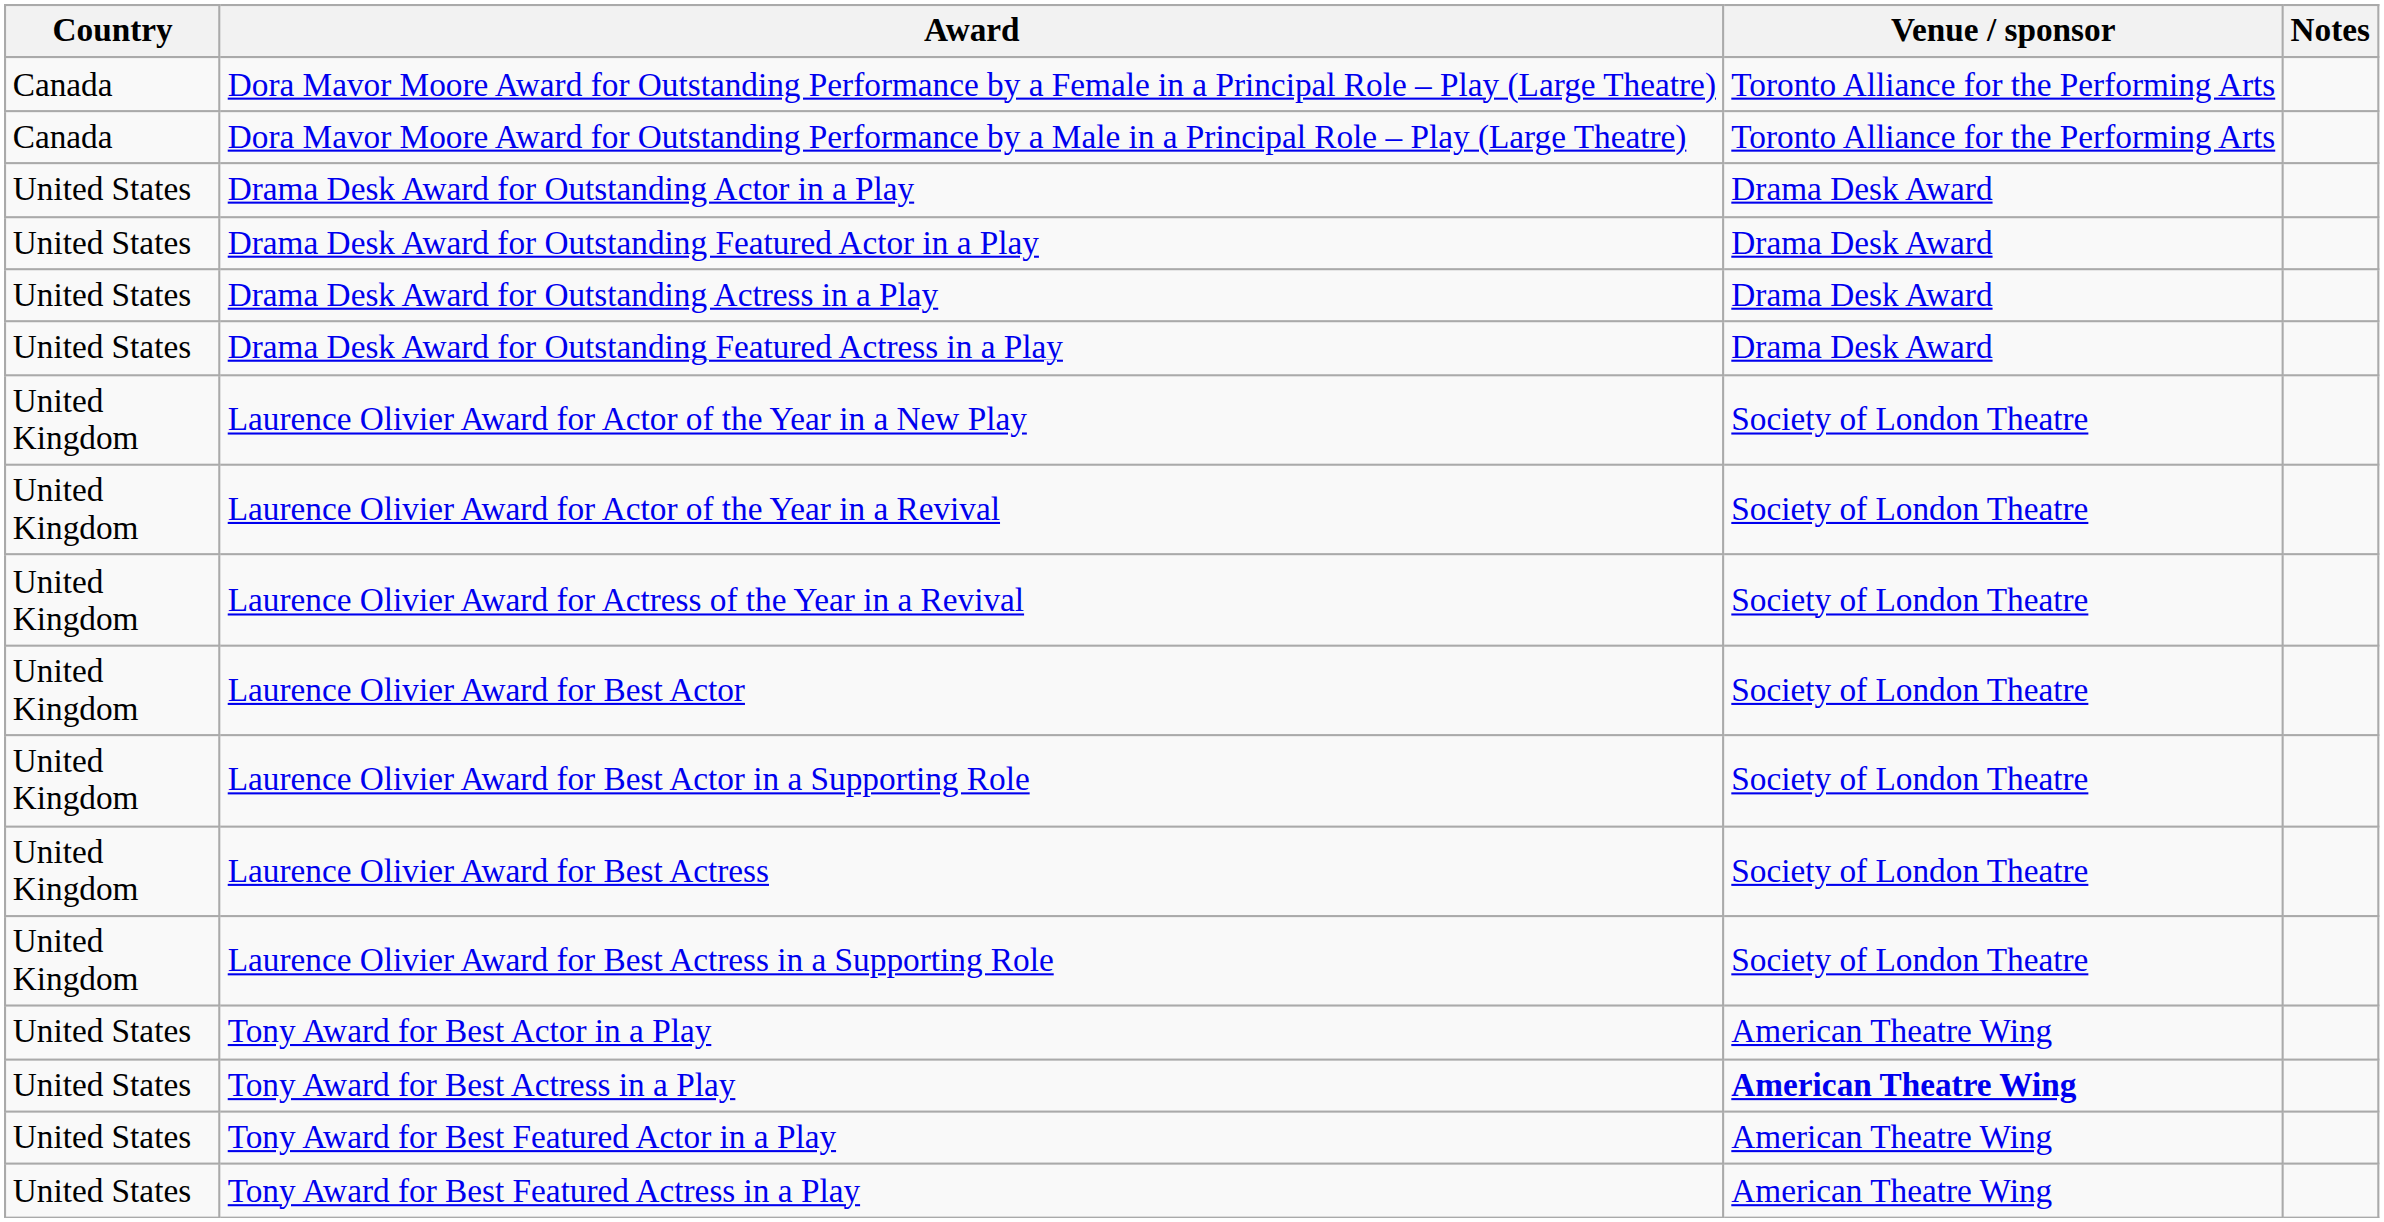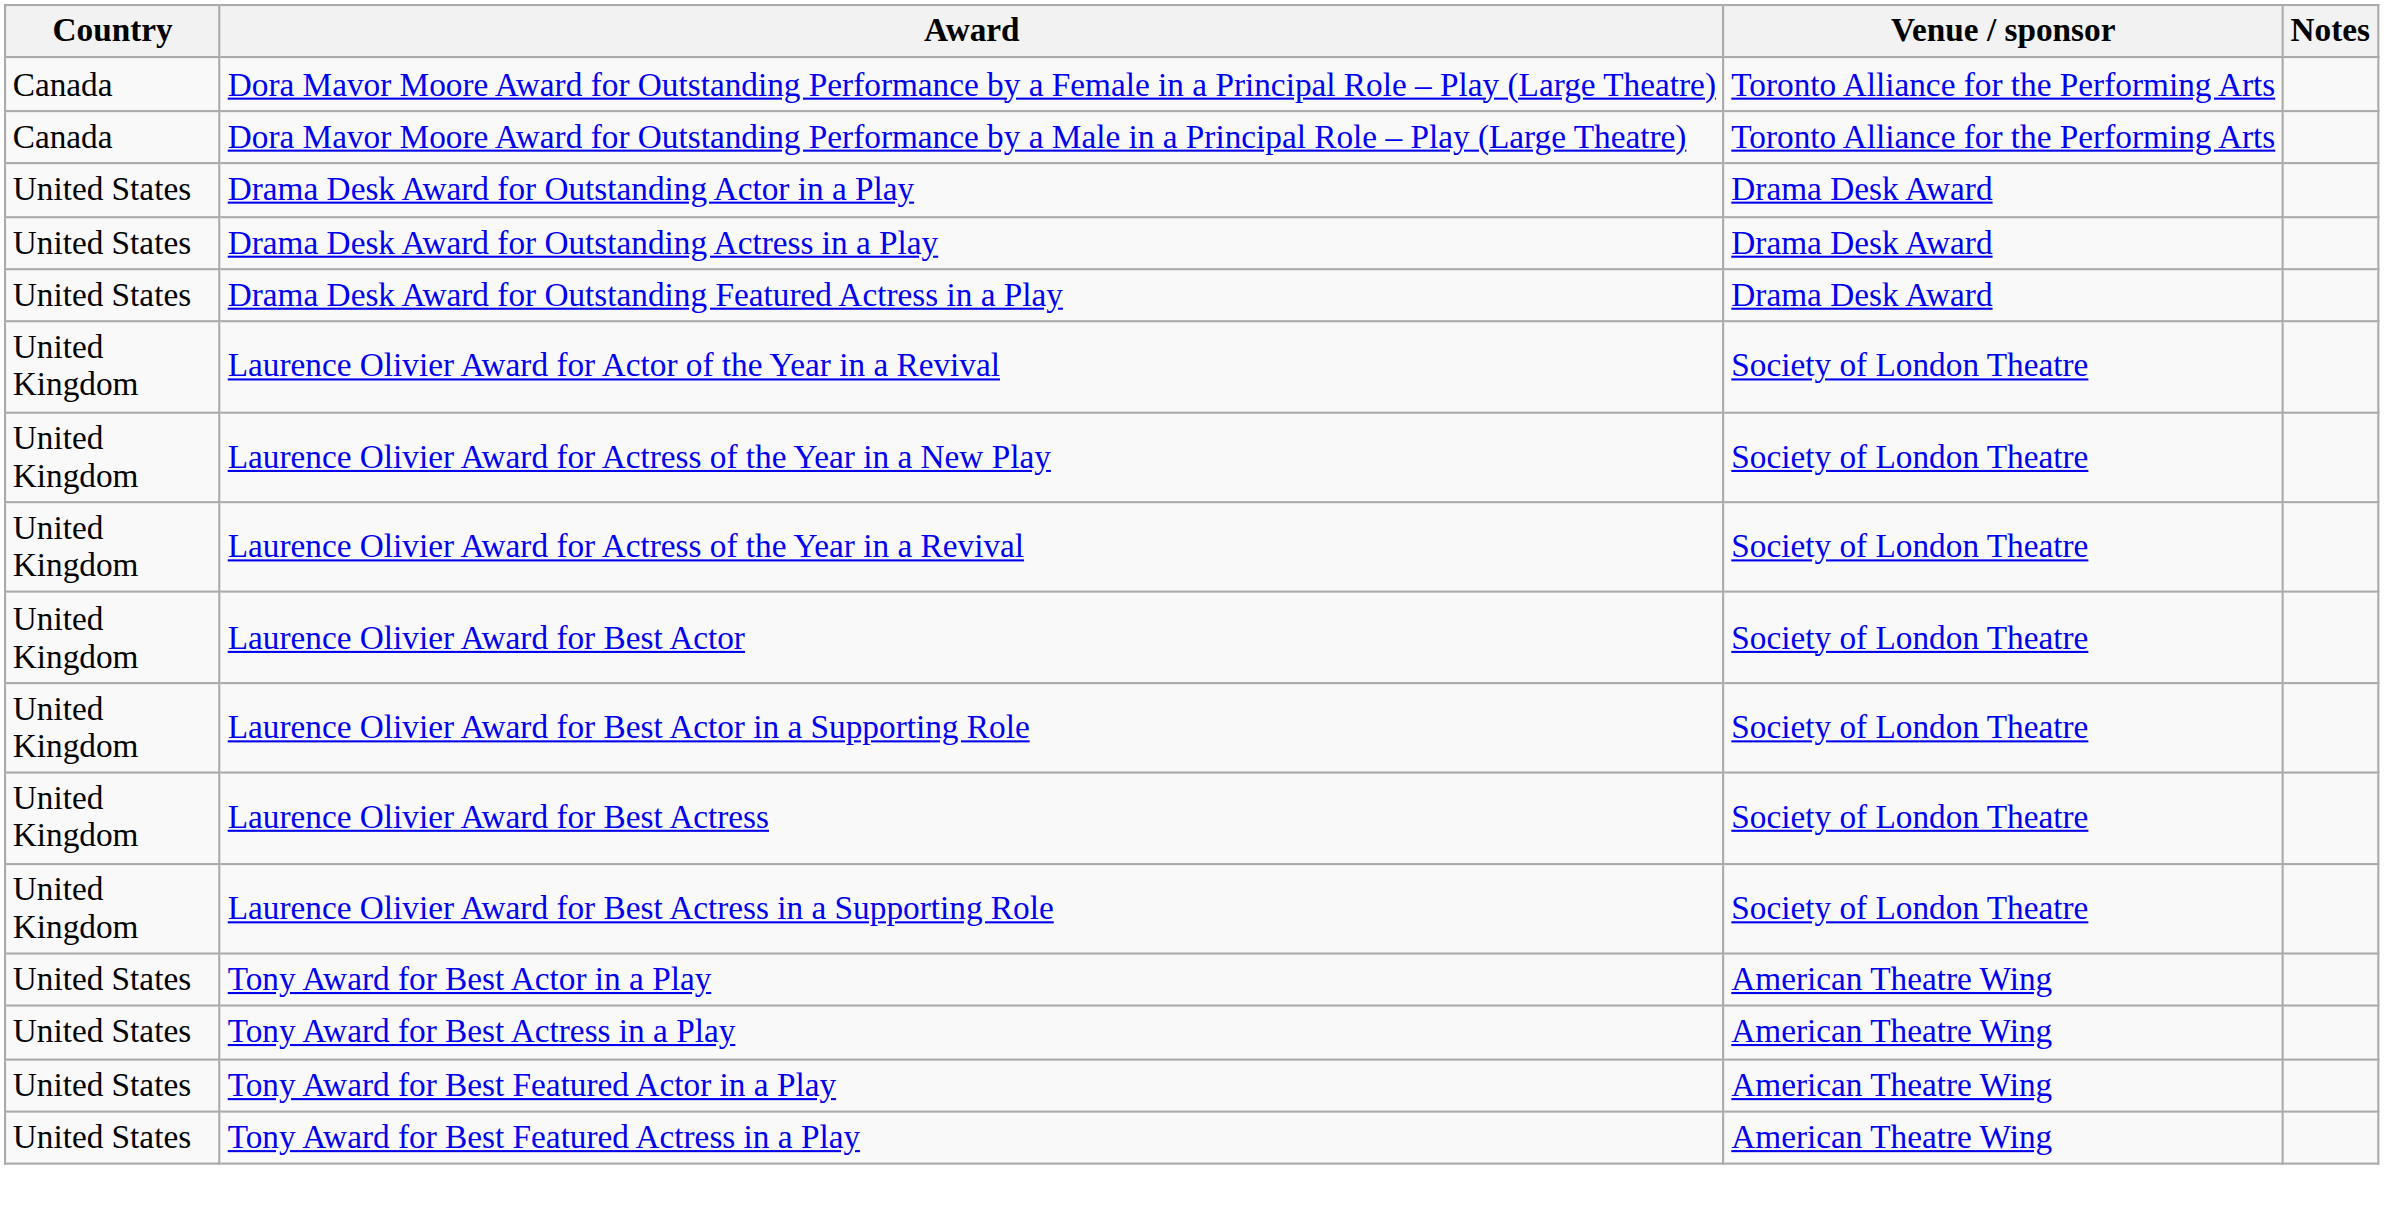- row: (633, 242)
- row: (627, 419)
+ row: (639, 456)
(1904, 1084) bold -> (1892, 1031) normal
